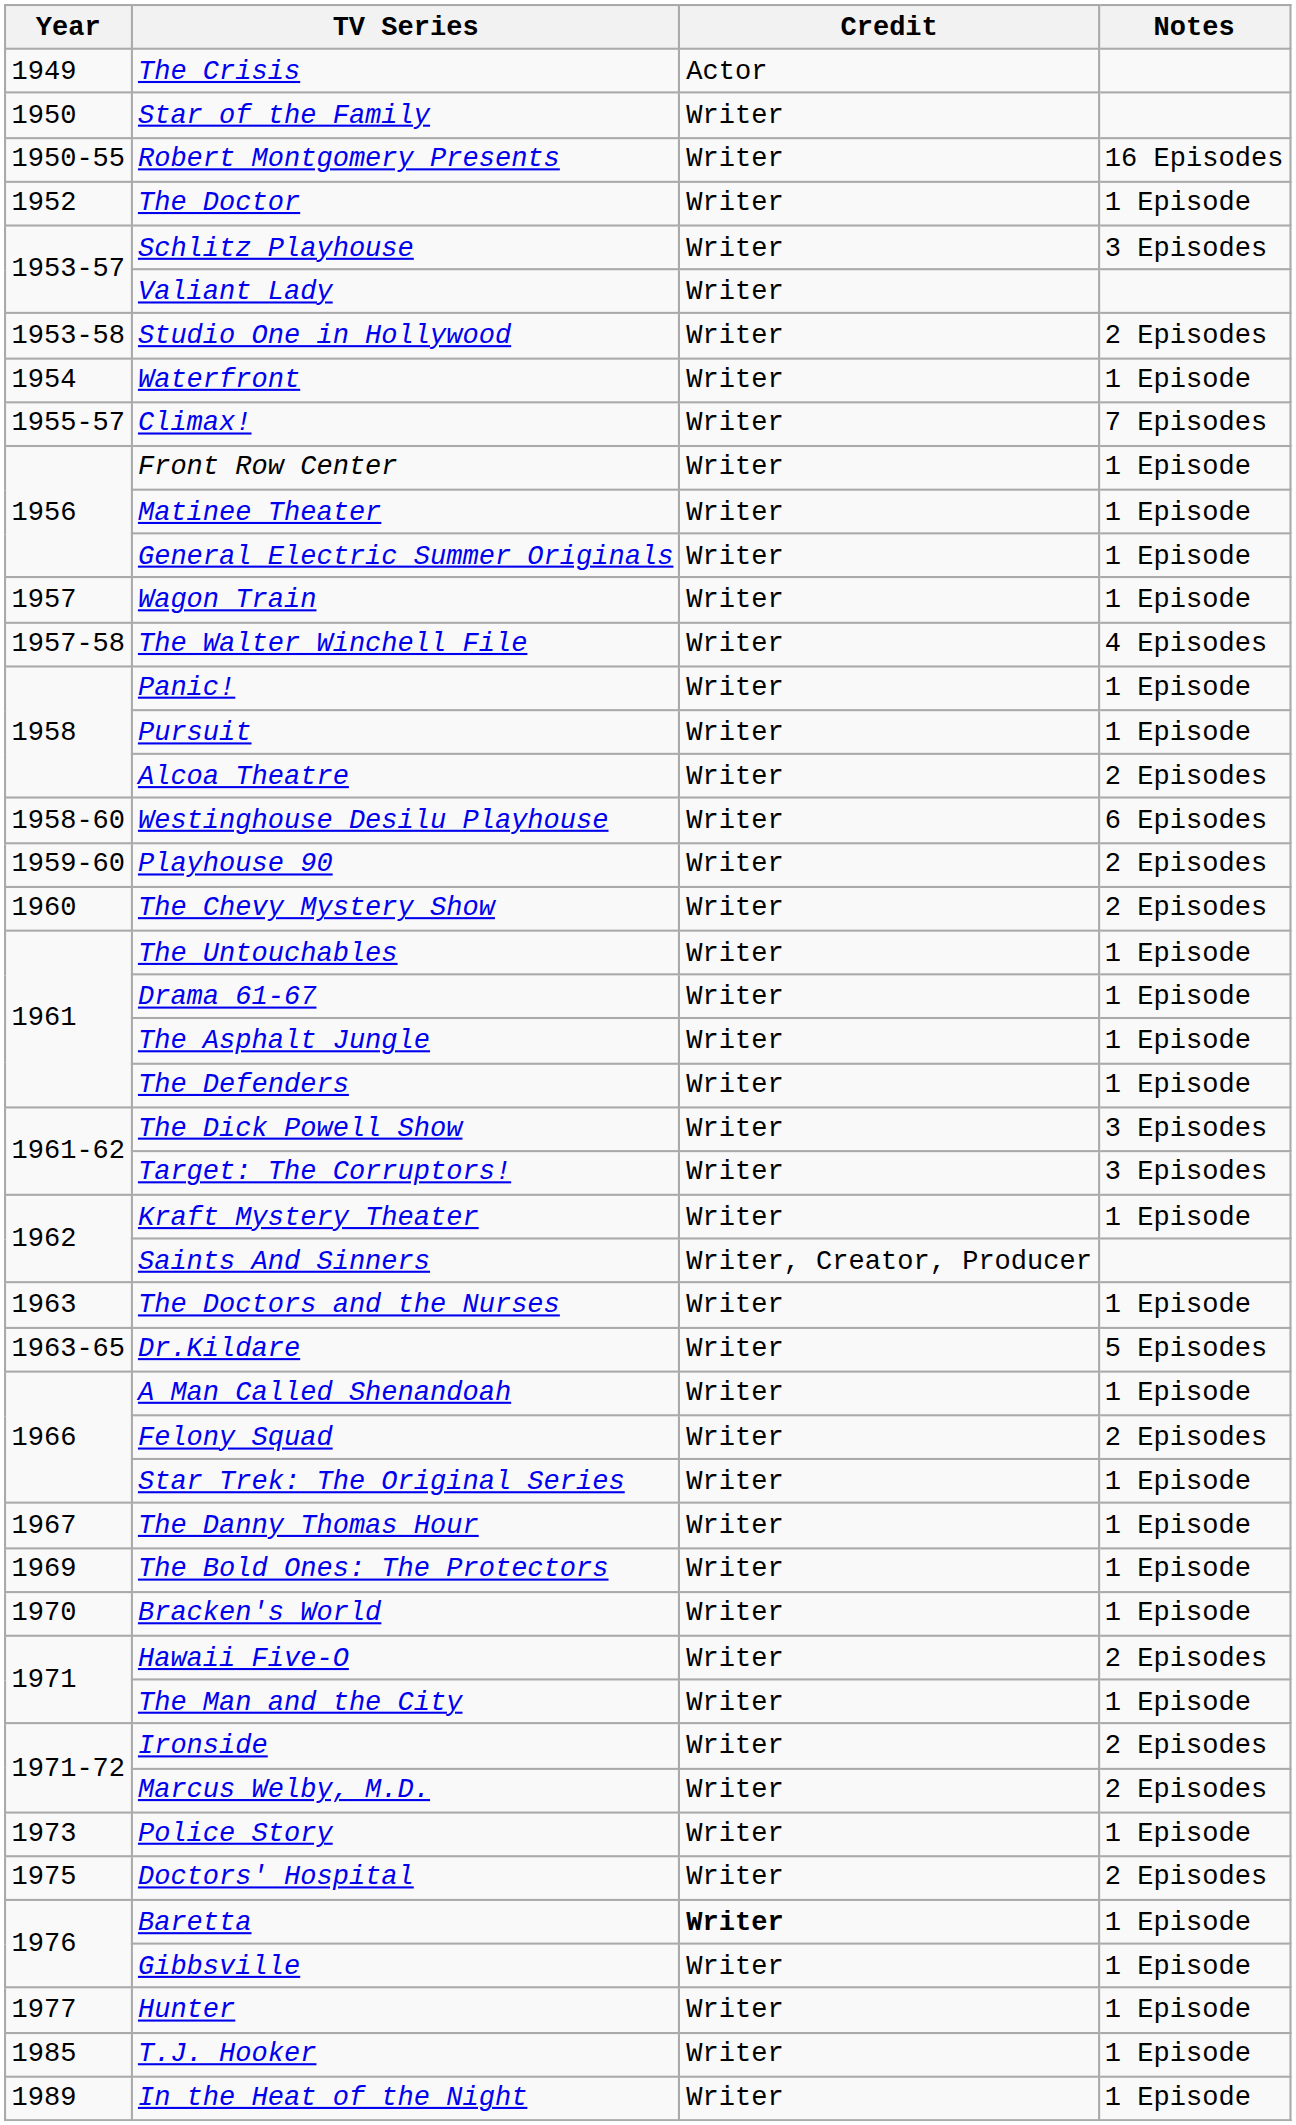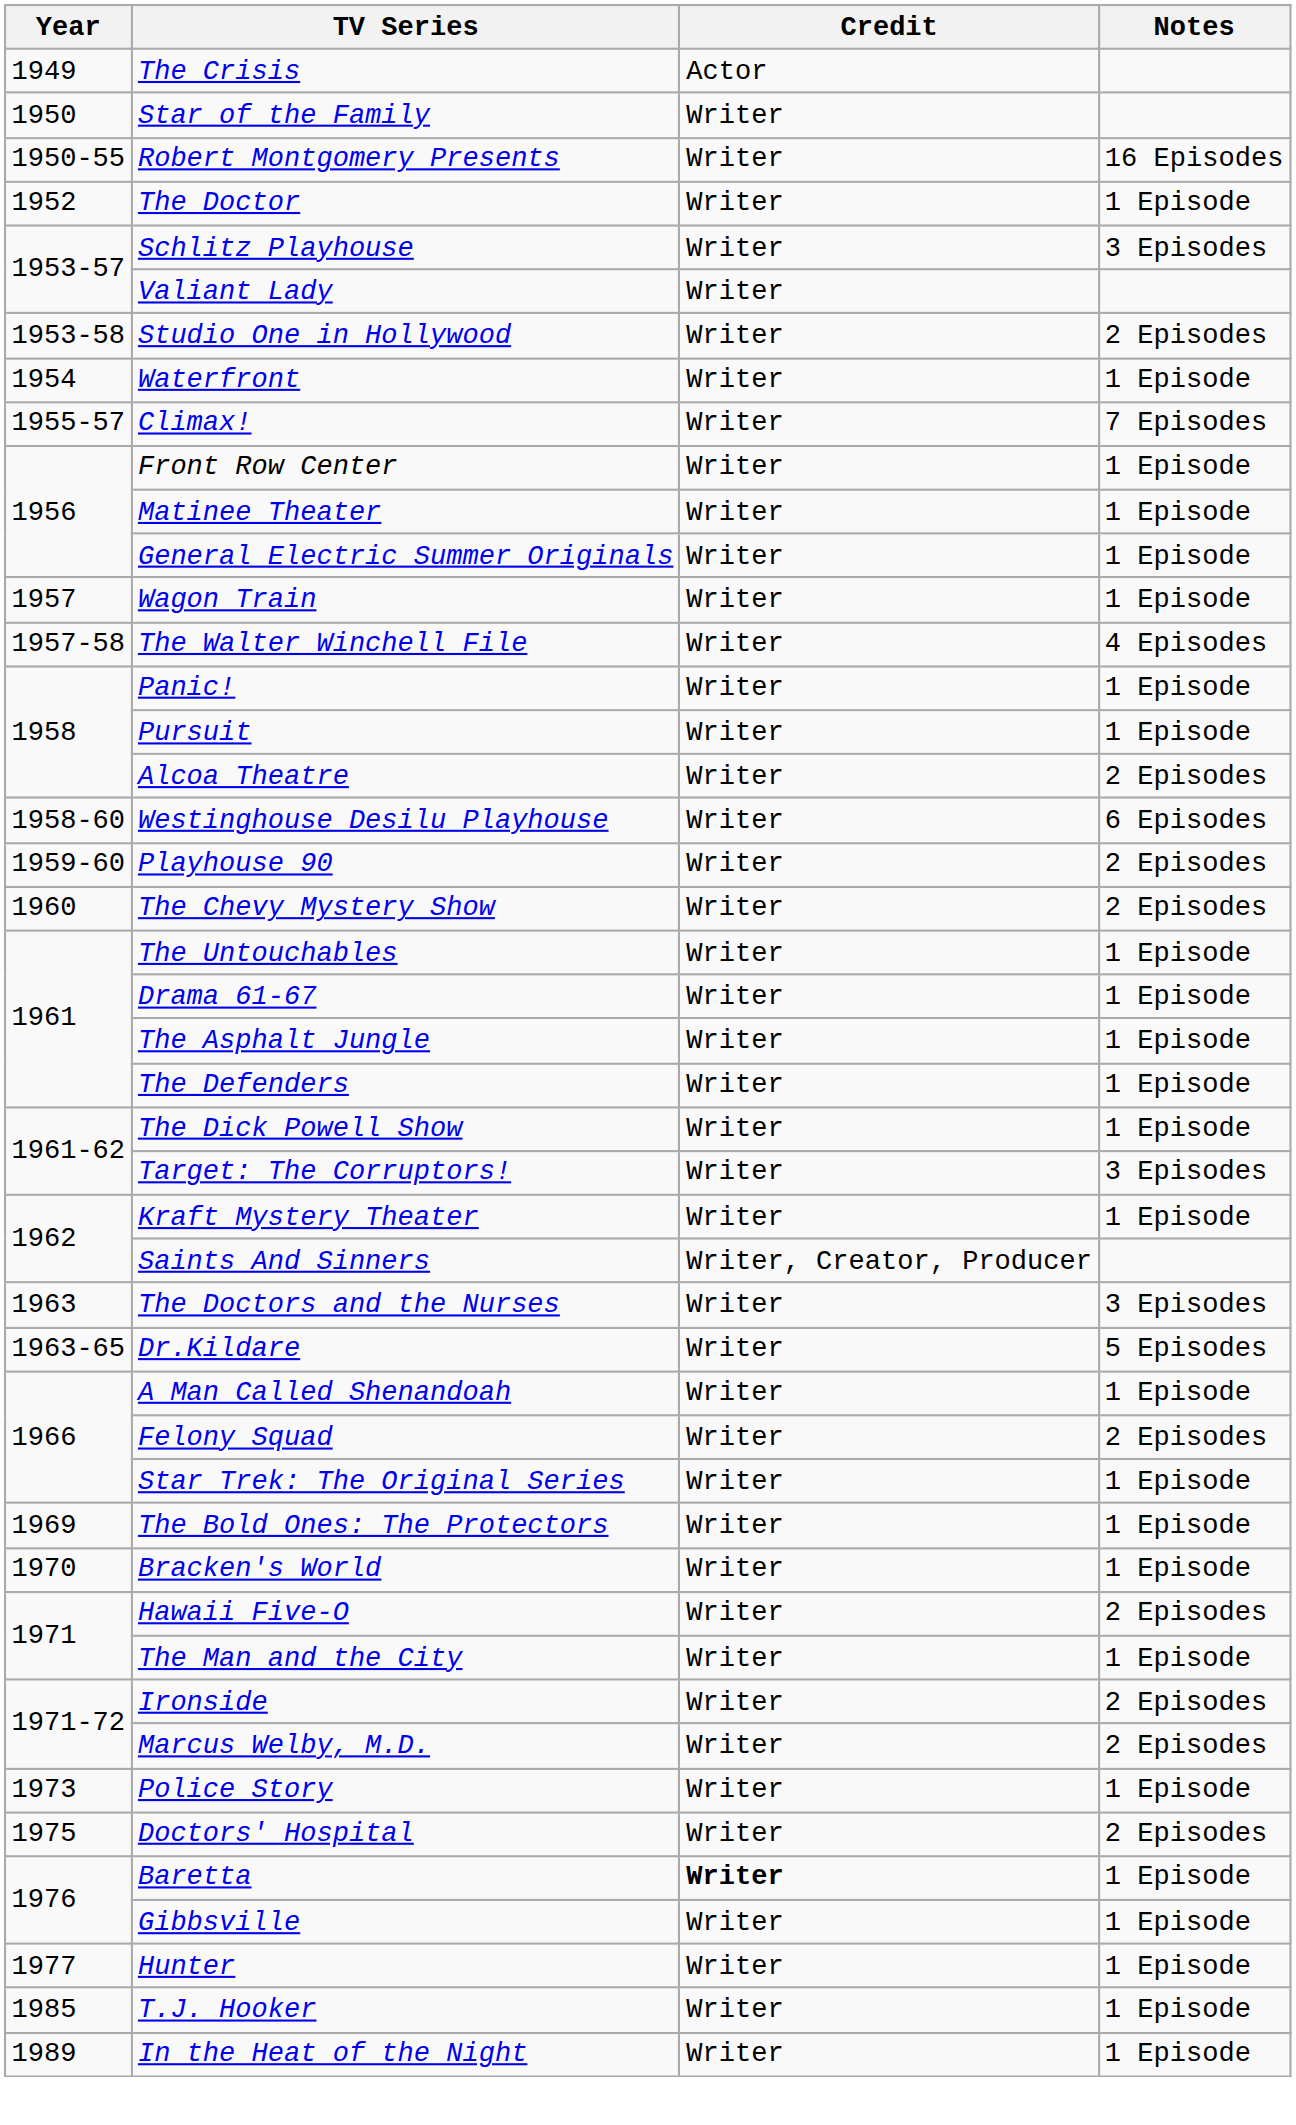(1186, 1129) 3 Episodes -> (1178, 1129) 1 Episode
(1178, 1305) 1 Episode -> (1186, 1305) 3 Episodes
- row: (308, 1525)
